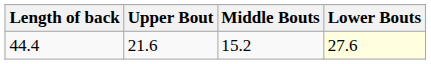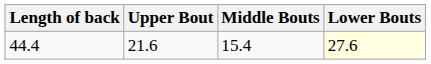(236, 45) 15.2 -> (236, 45) 15.4
